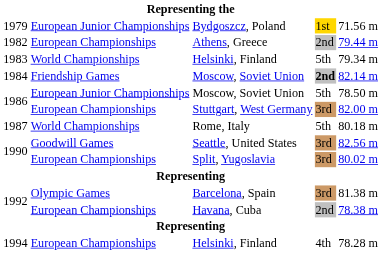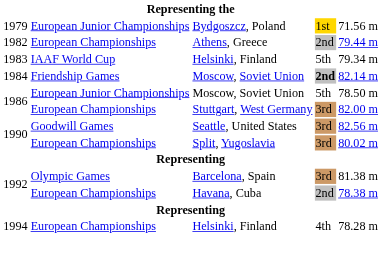(85, 59) World Championships -> (73, 59) IAAF World Cup
- row: (15, 126)
